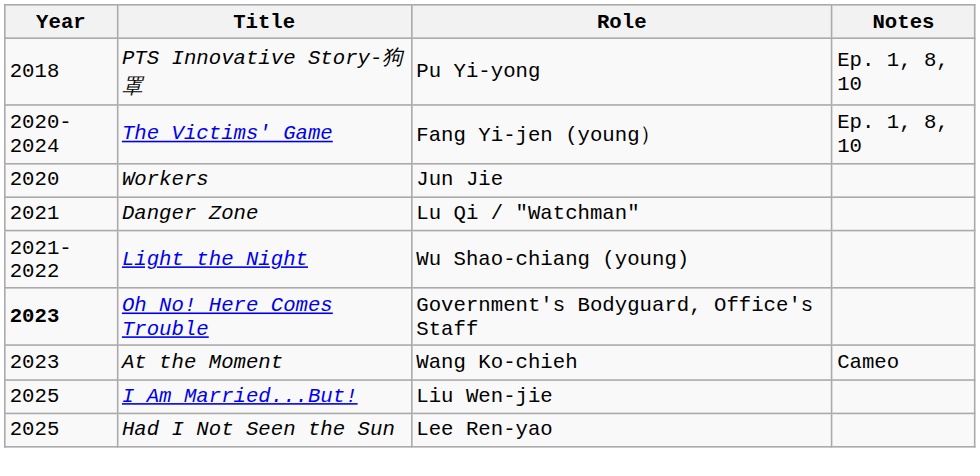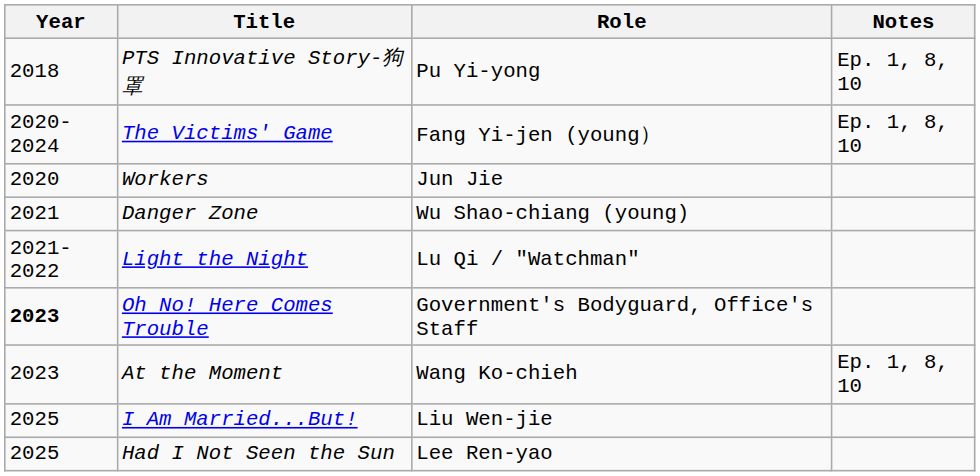(528, 214) Lu Qi / "Watchman" -> (553, 214) Wu Shao-chiang (young)
(553, 259) Wu Shao-chiang (young) -> (528, 259) Lu Qi / "Watchman"
(868, 362) Cameo -> (893, 374) Ep. 1, 8, 10
